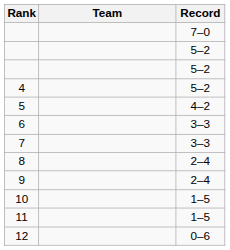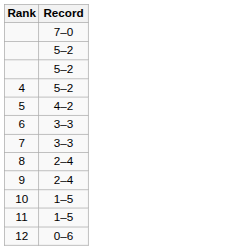- column: (107, 13)
